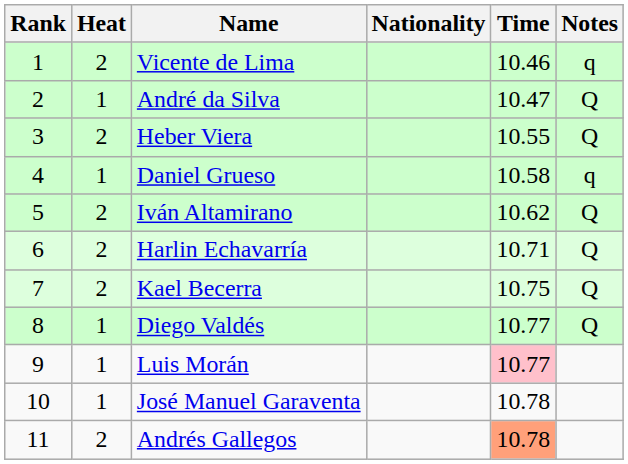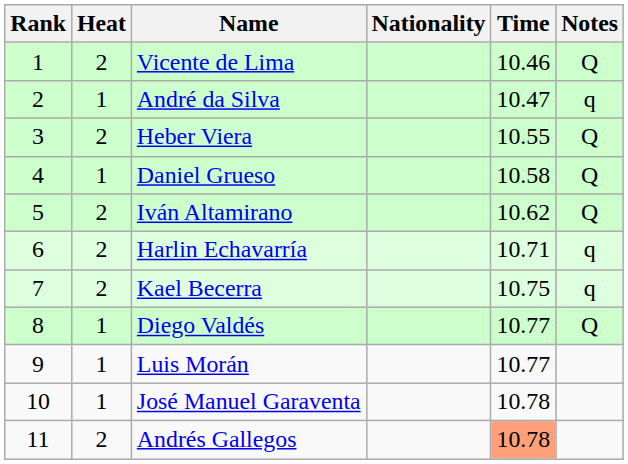(590, 61) q -> (590, 61) Q
(590, 99) Q -> (590, 99) q
(590, 174) q -> (590, 174) Q
(590, 250) Q -> (590, 250) q
(590, 288) Q -> (590, 288) q
(523, 363) pink background -> (523, 363) no background
